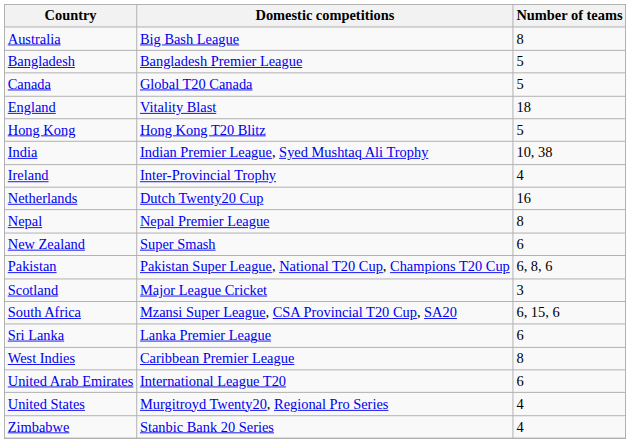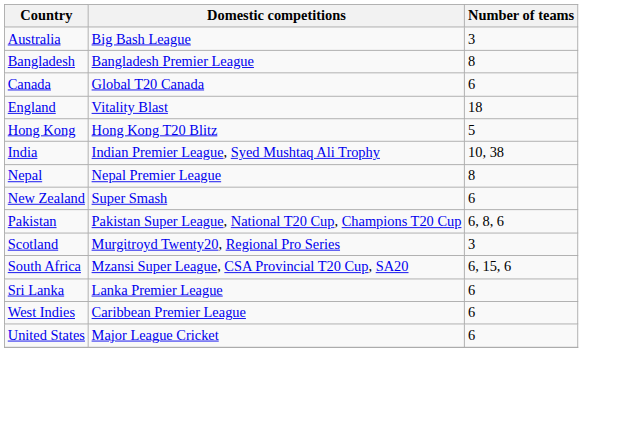(520, 38) 8 -> (472, 38) 3
(520, 61) 5 -> (472, 61) 8
(520, 84) 5 -> (472, 84) 6
- row: (28, 175)
- row: (43, 198)
(204, 289) Major League Cricket -> (216, 244) Murgitroyd Twenty20, Regional Pro Series
(520, 358) 8 -> (472, 312) 6
- row: (71, 381)
(264, 404) Murgitroyd Twenty20, Regional Pro Series -> (155, 335) Major League Cricket
(520, 404) 4 -> (472, 335) 6
- row: (39, 426)
